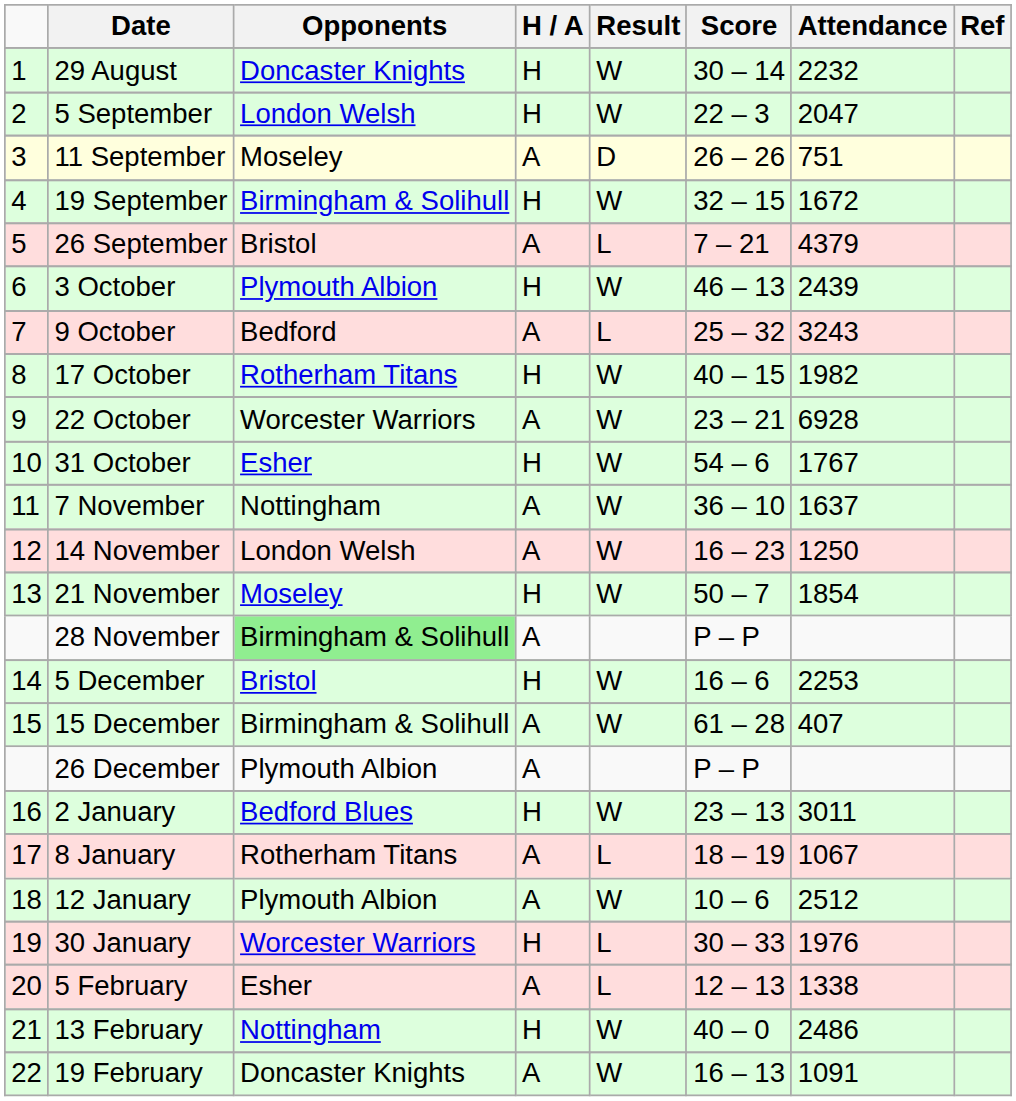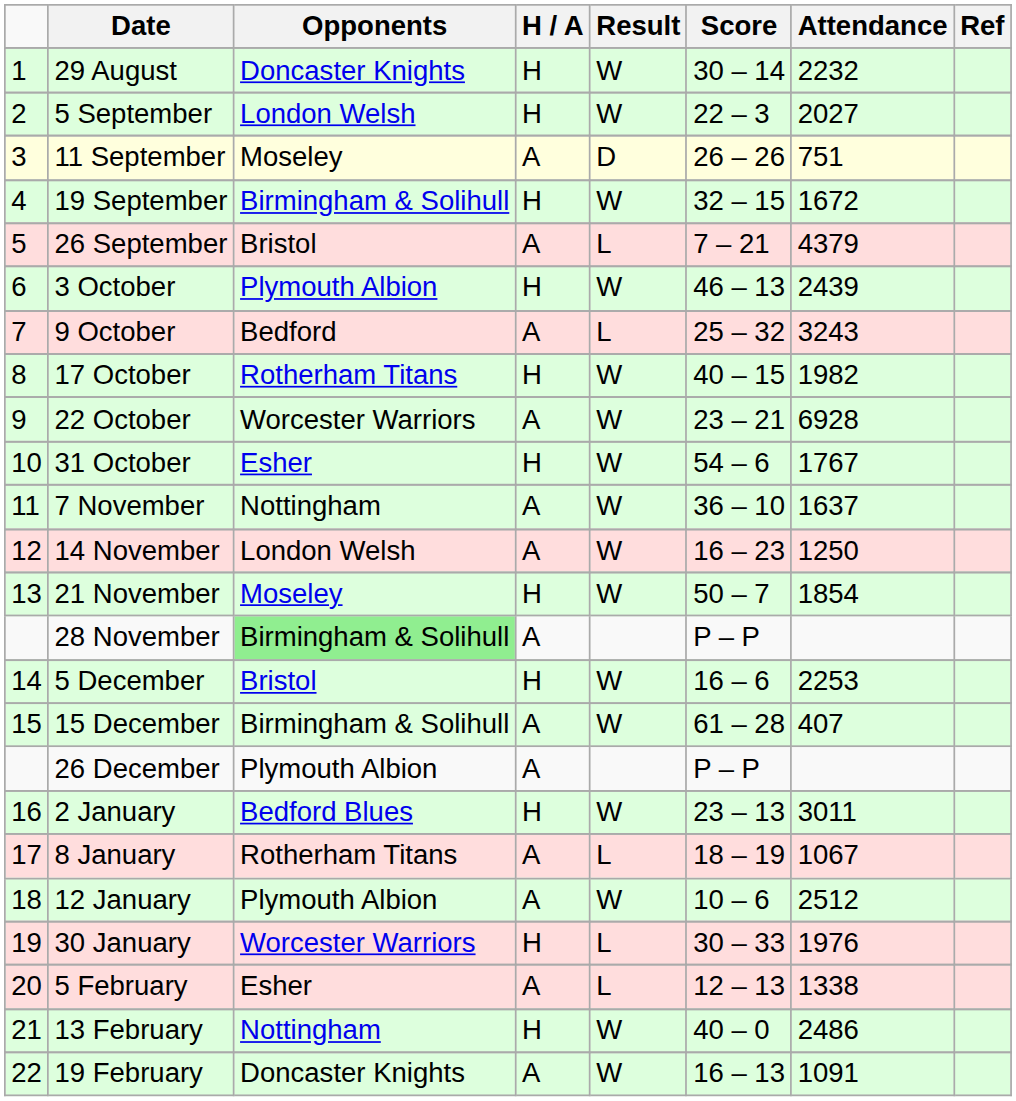(828, 113) 2047 -> (828, 113) 2027
